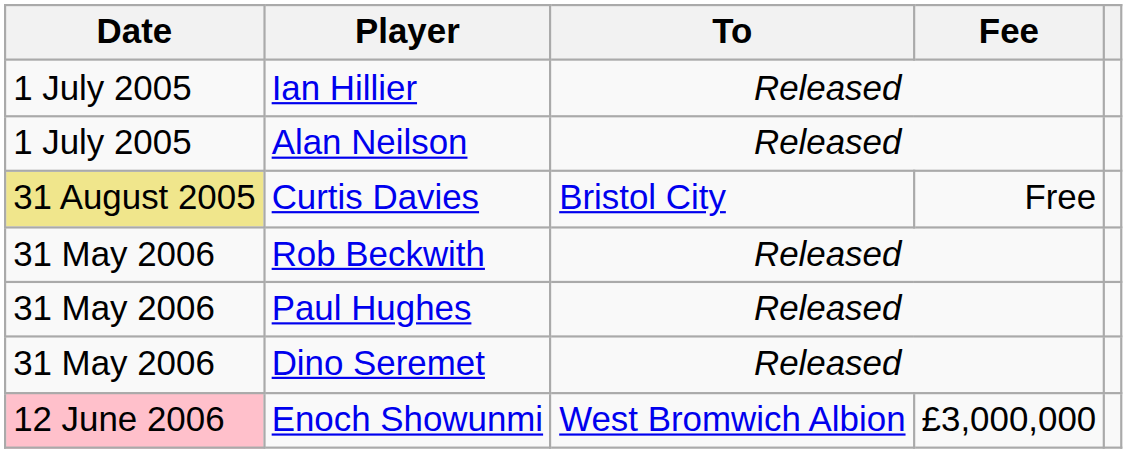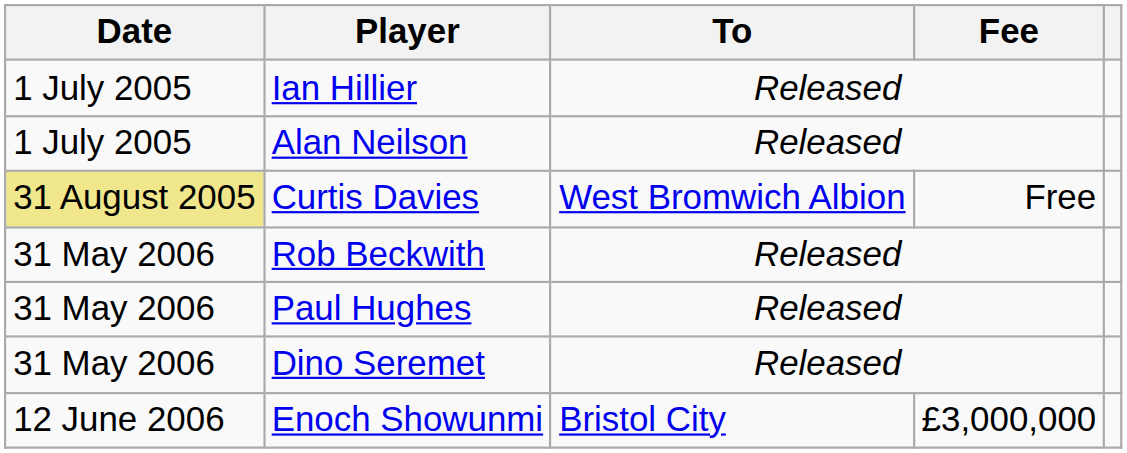(643, 198) Bristol City -> (732, 198) West Bromwich Albion
(119, 419) pink background -> (119, 419) no background
(732, 419) West Bromwich Albion -> (643, 419) Bristol City
